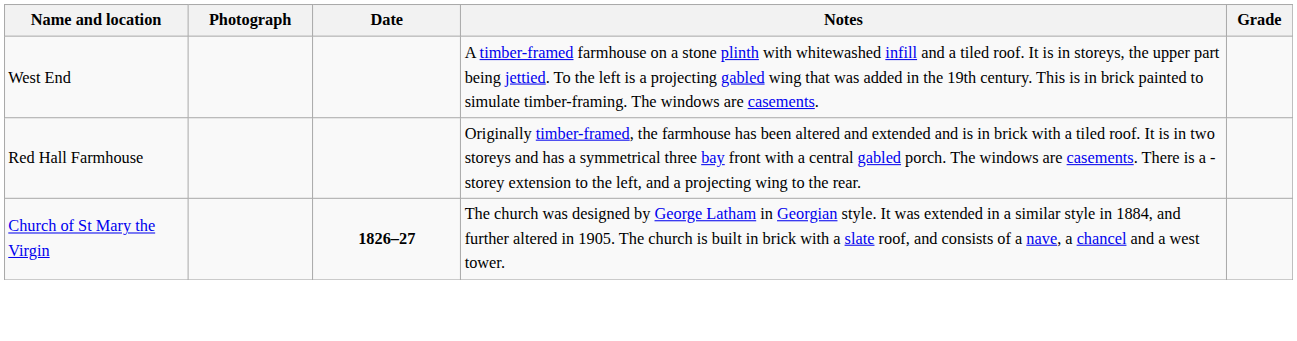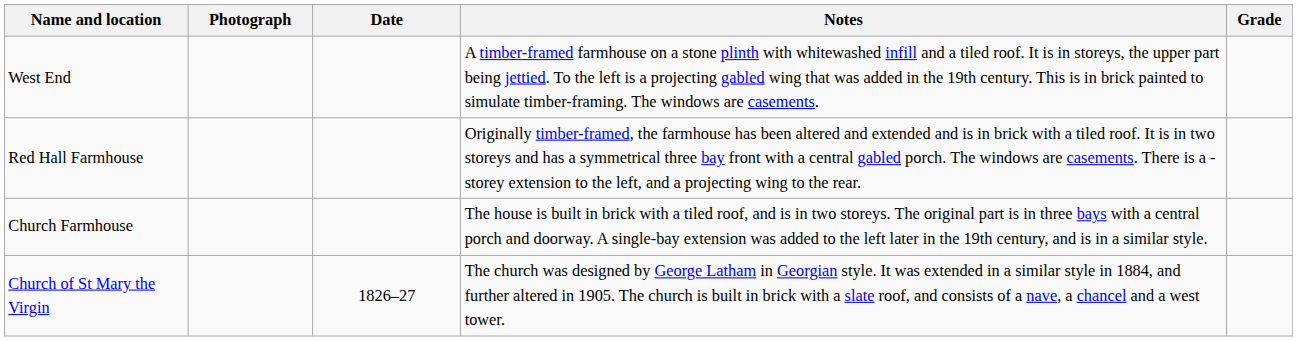+ row: (71, 226)
(387, 238) bold -> (387, 295) normal
